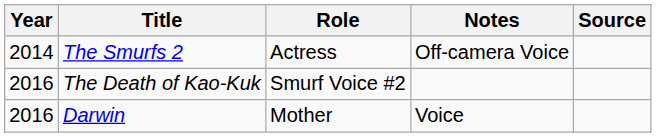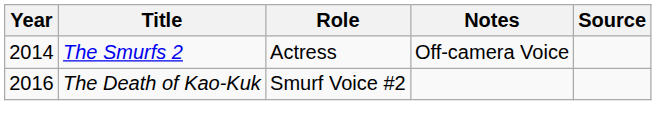- row: (94, 115)
